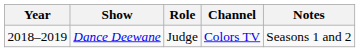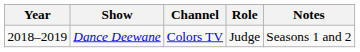columns swapped: (232, 15) <-> (182, 15)
